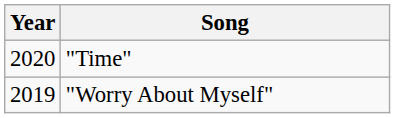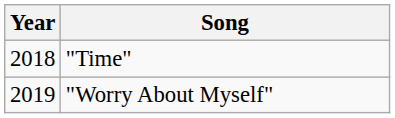(33, 58) 2020 -> (33, 58) 2018
